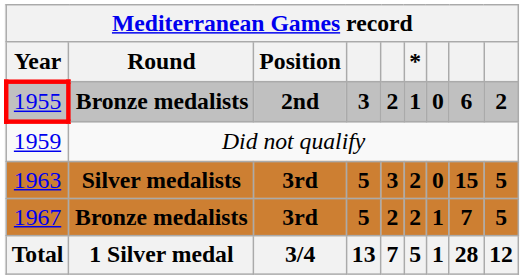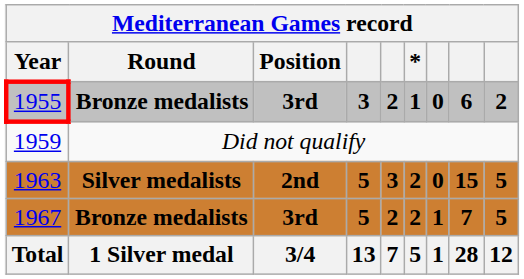(300, 101) 2nd -> (300, 101) 3rd
(300, 179) 3rd -> (300, 179) 2nd
